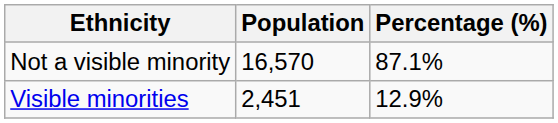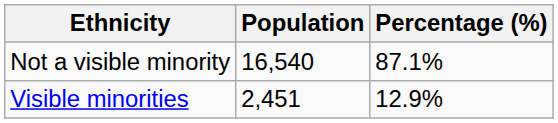(278, 61) 16,570 -> (278, 61) 16,540
